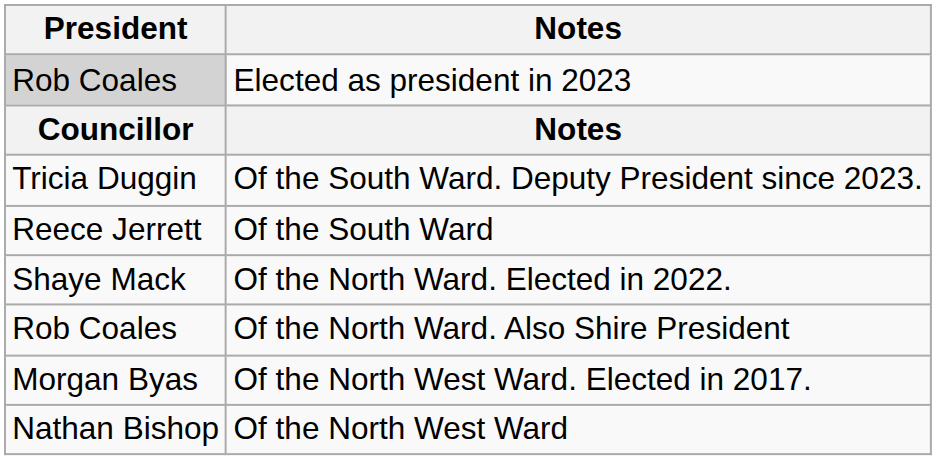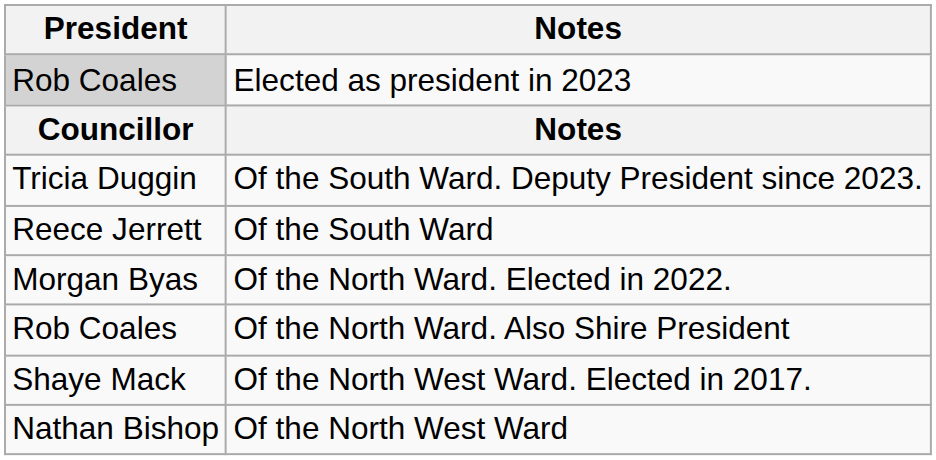(99, 279) Shaye Mack -> (105, 279) Morgan Byas
(105, 379) Morgan Byas -> (99, 379) Shaye Mack
